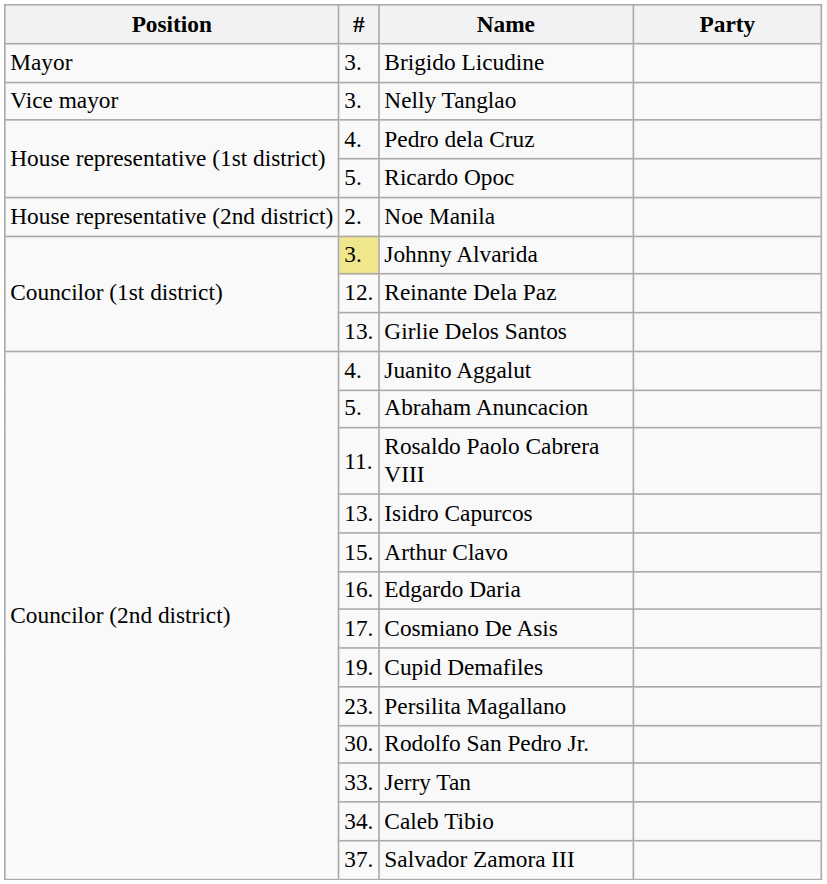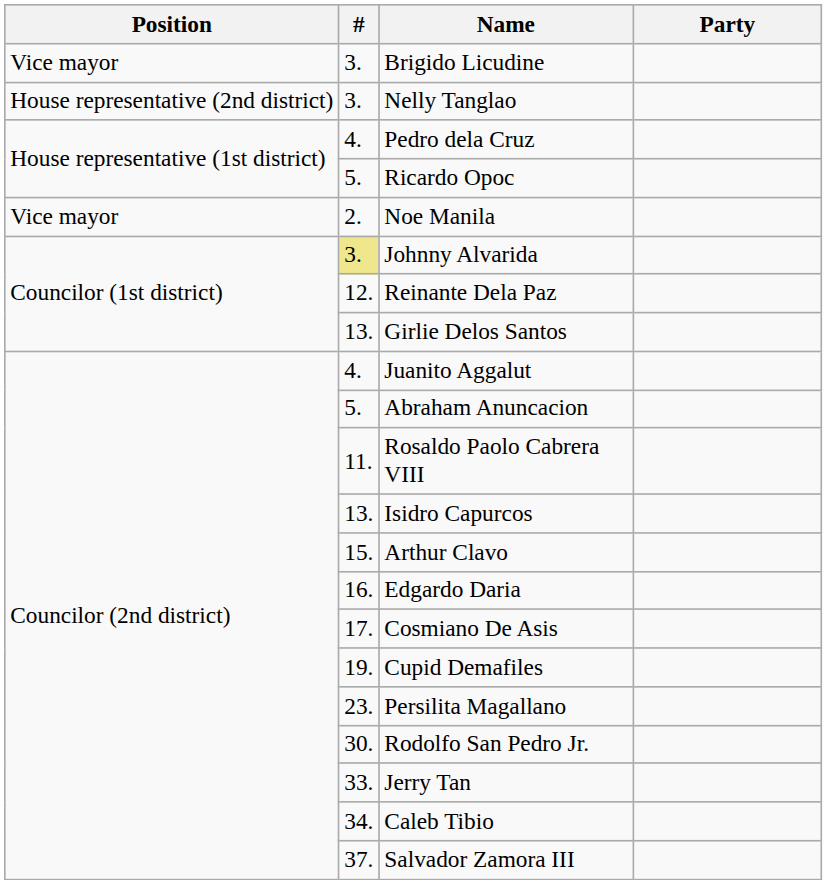(41, 62) Mayor -> (64, 62) Vice mayor
(64, 101) Vice mayor -> (172, 101) House representative (2nd district)
(172, 216) House representative (2nd district) -> (64, 216) Vice mayor
